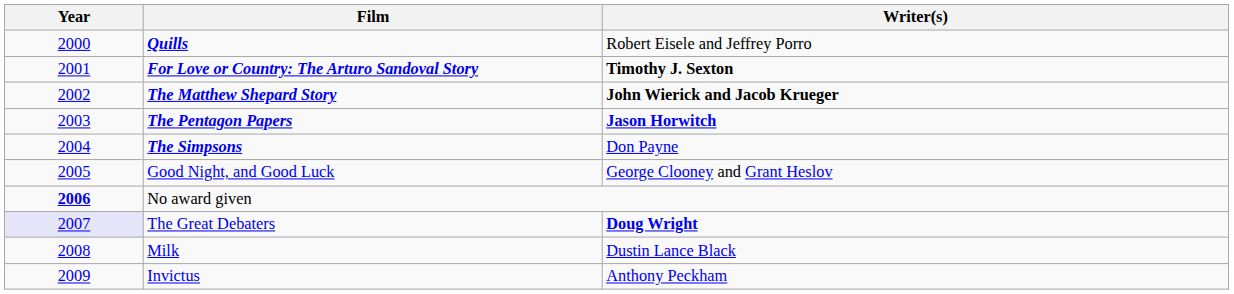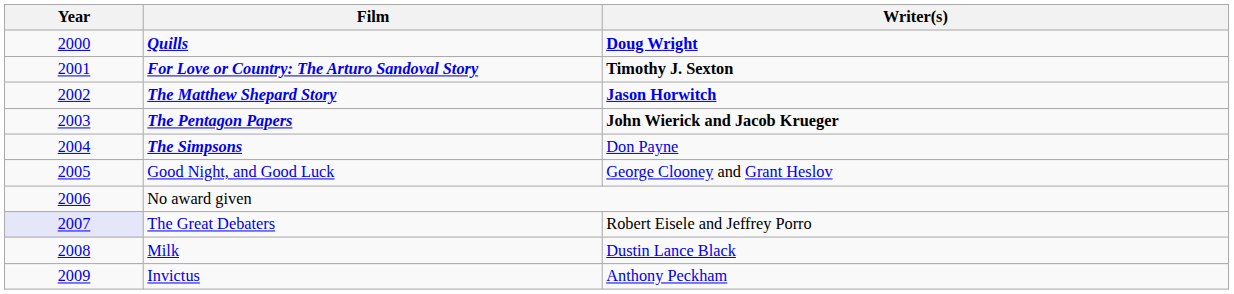(709, 43) Robert Eisele and Jeffrey Porro -> (652, 43) Doug Wright
(722, 95) John Wierick and Jacob Krueger -> (661, 95) Jason Horwitch
(661, 120) Jason Horwitch -> (722, 120) John Wierick and Jacob Krueger
(74, 198) bold -> (74, 198) normal
(652, 224) Doug Wright -> (709, 224) Robert Eisele and Jeffrey Porro
